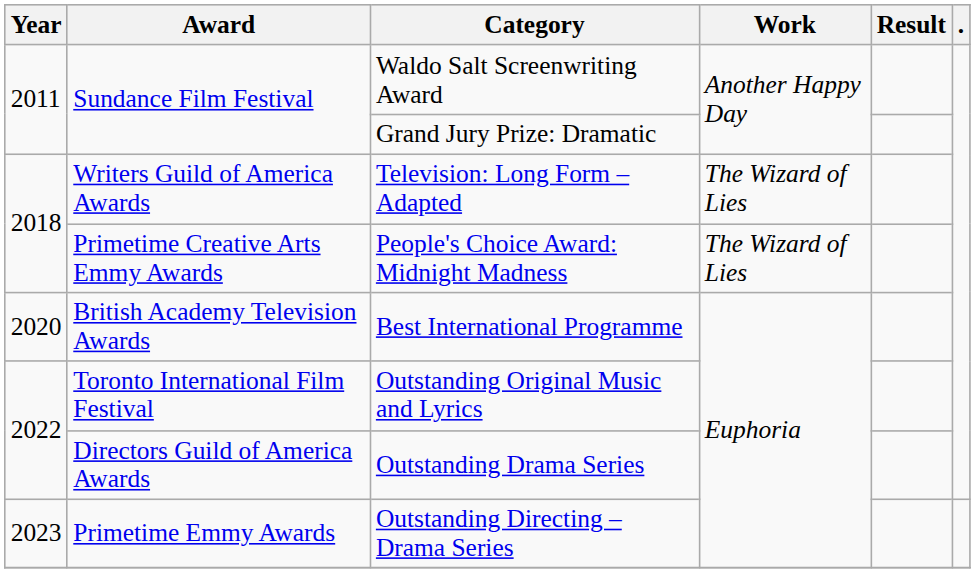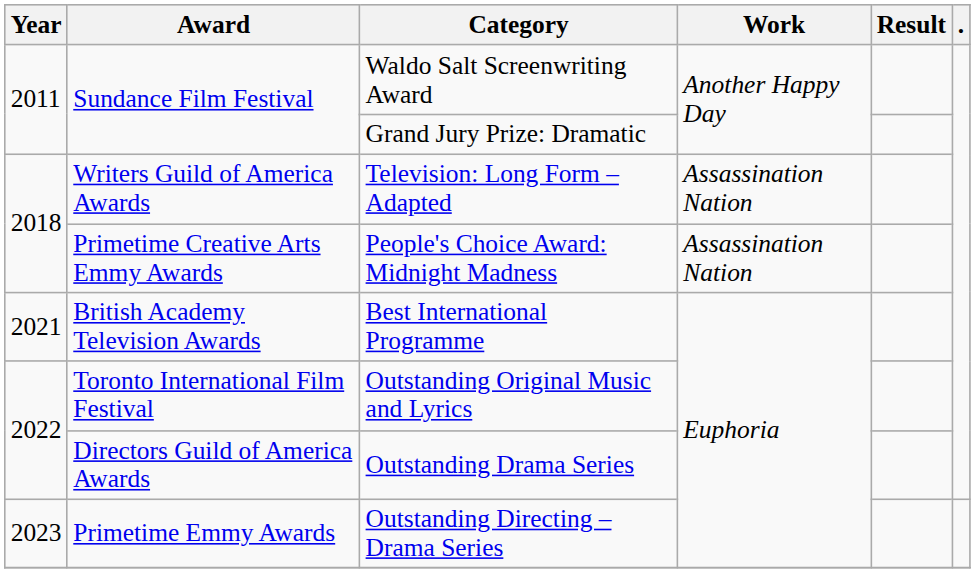(776, 188) The Wizard of Lies -> (753, 188) Assassination Nation
(776, 257) The Wizard of Lies -> (753, 257) Assassination Nation
(36, 326) 2020 -> (36, 326) 2021
